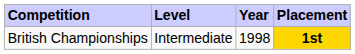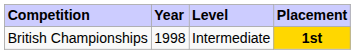columns swapped: (172, 15) <-> (254, 15)
